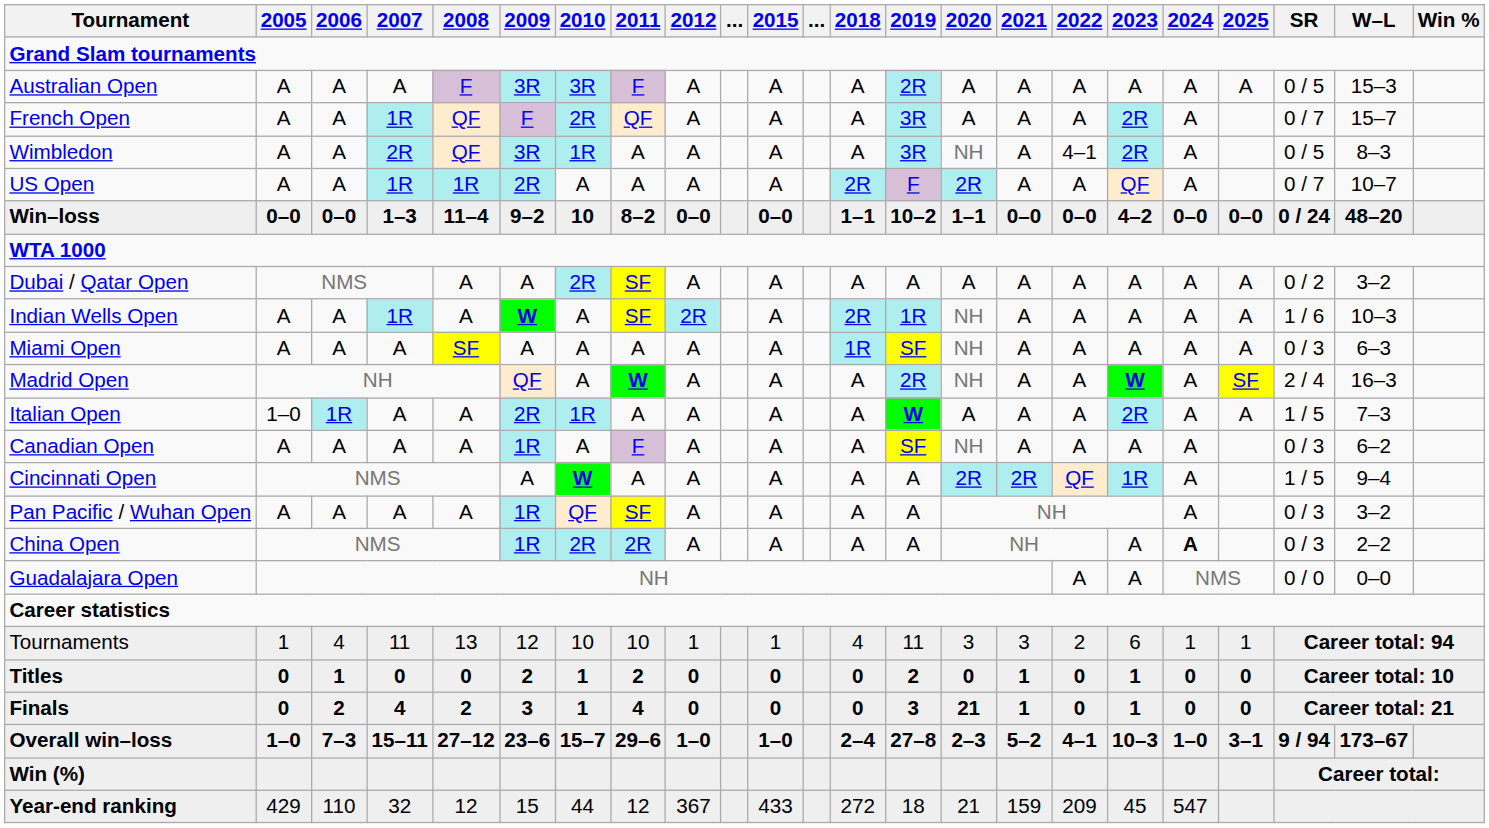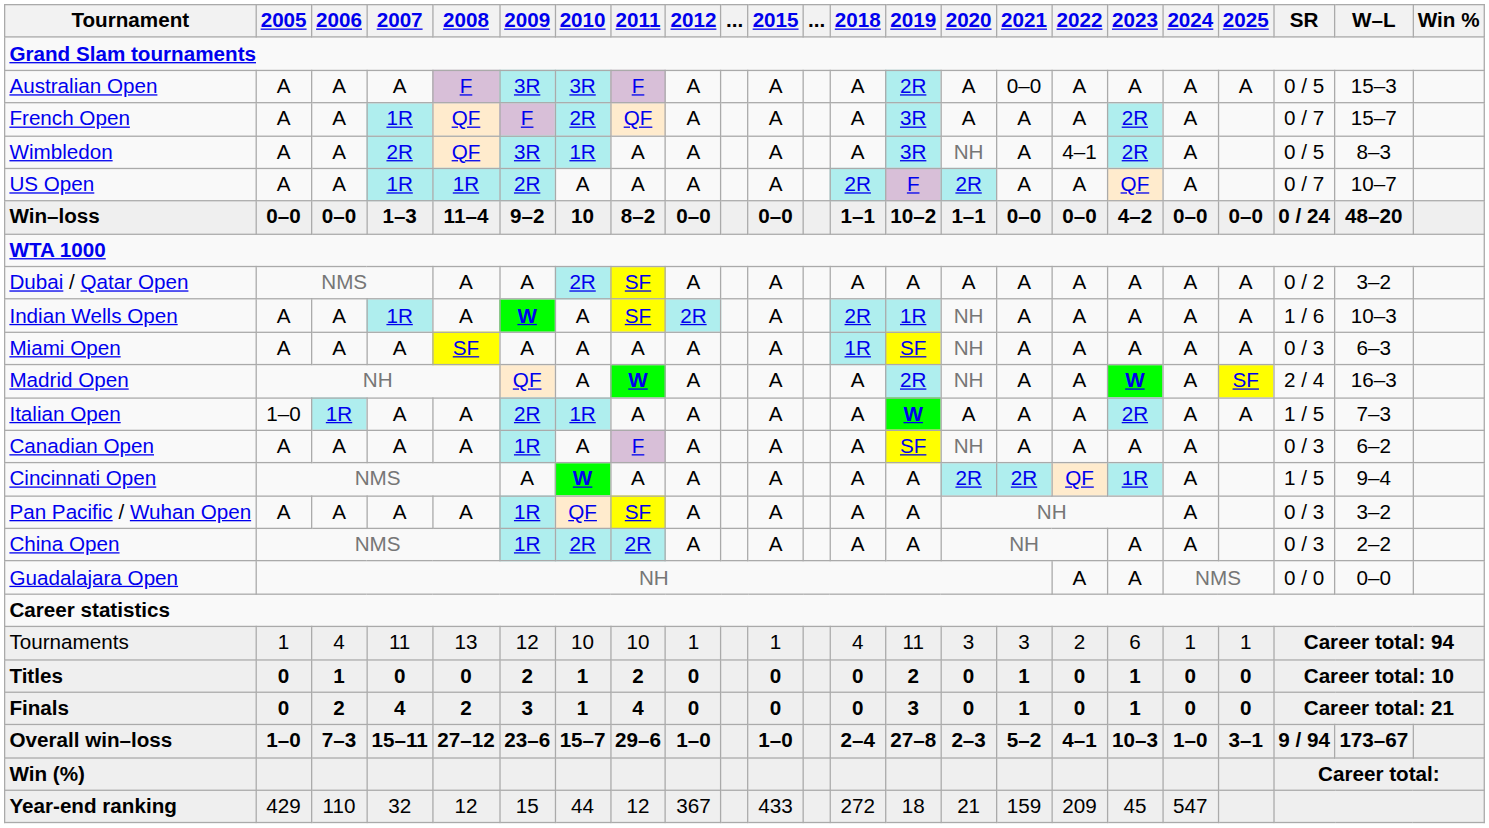(1024, 86) A -> (1024, 86) 0–0
(1190, 544) bold -> (1190, 544) normal
(969, 708) 21 -> (969, 708) 0
